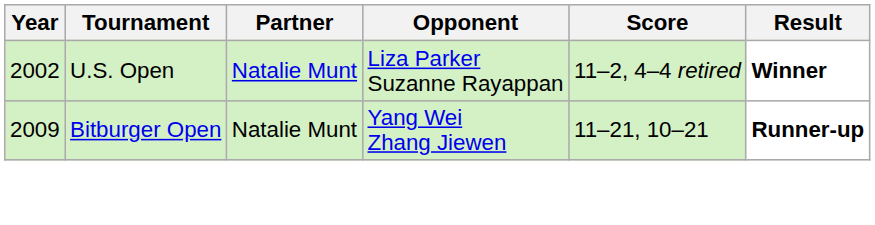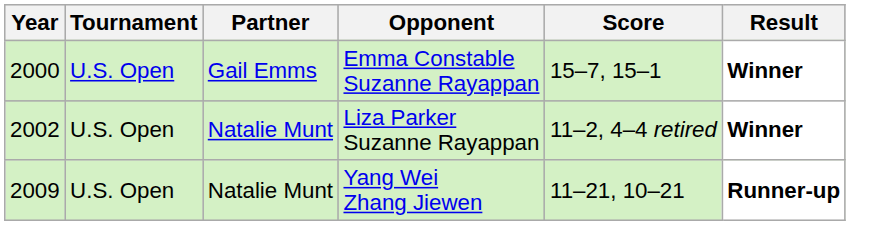+ row: (441, 70)
(146, 131) Bitburger Open -> (122, 191) U.S. Open
